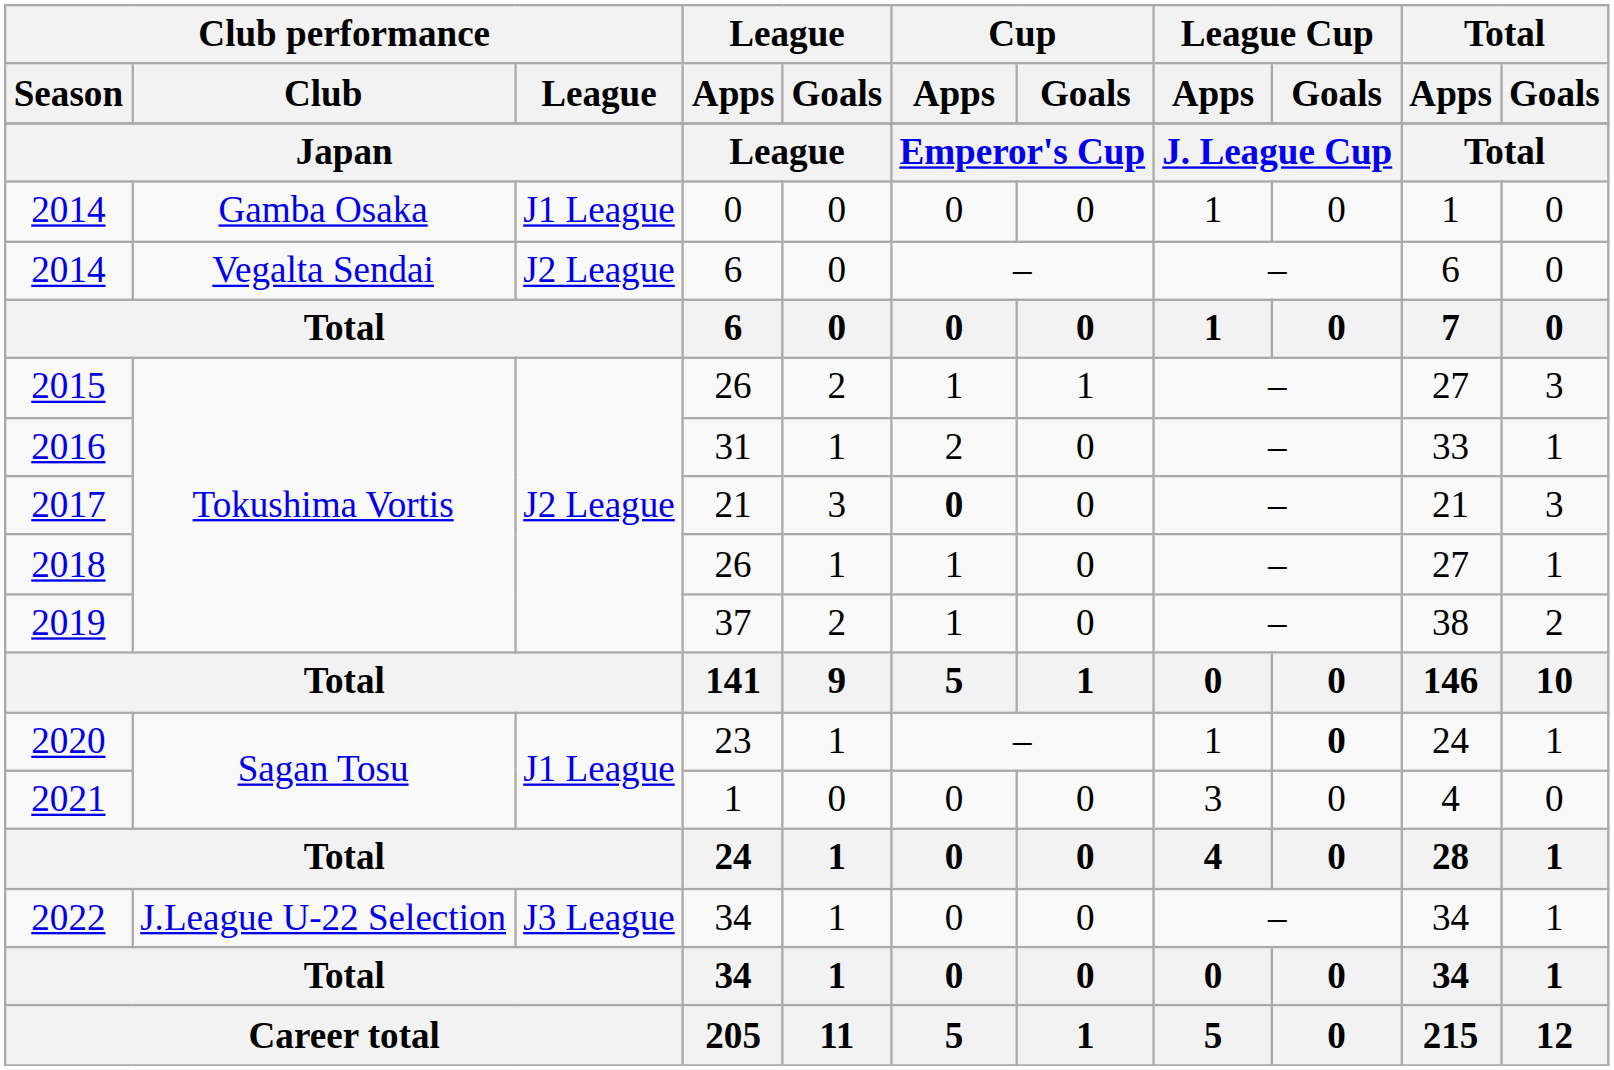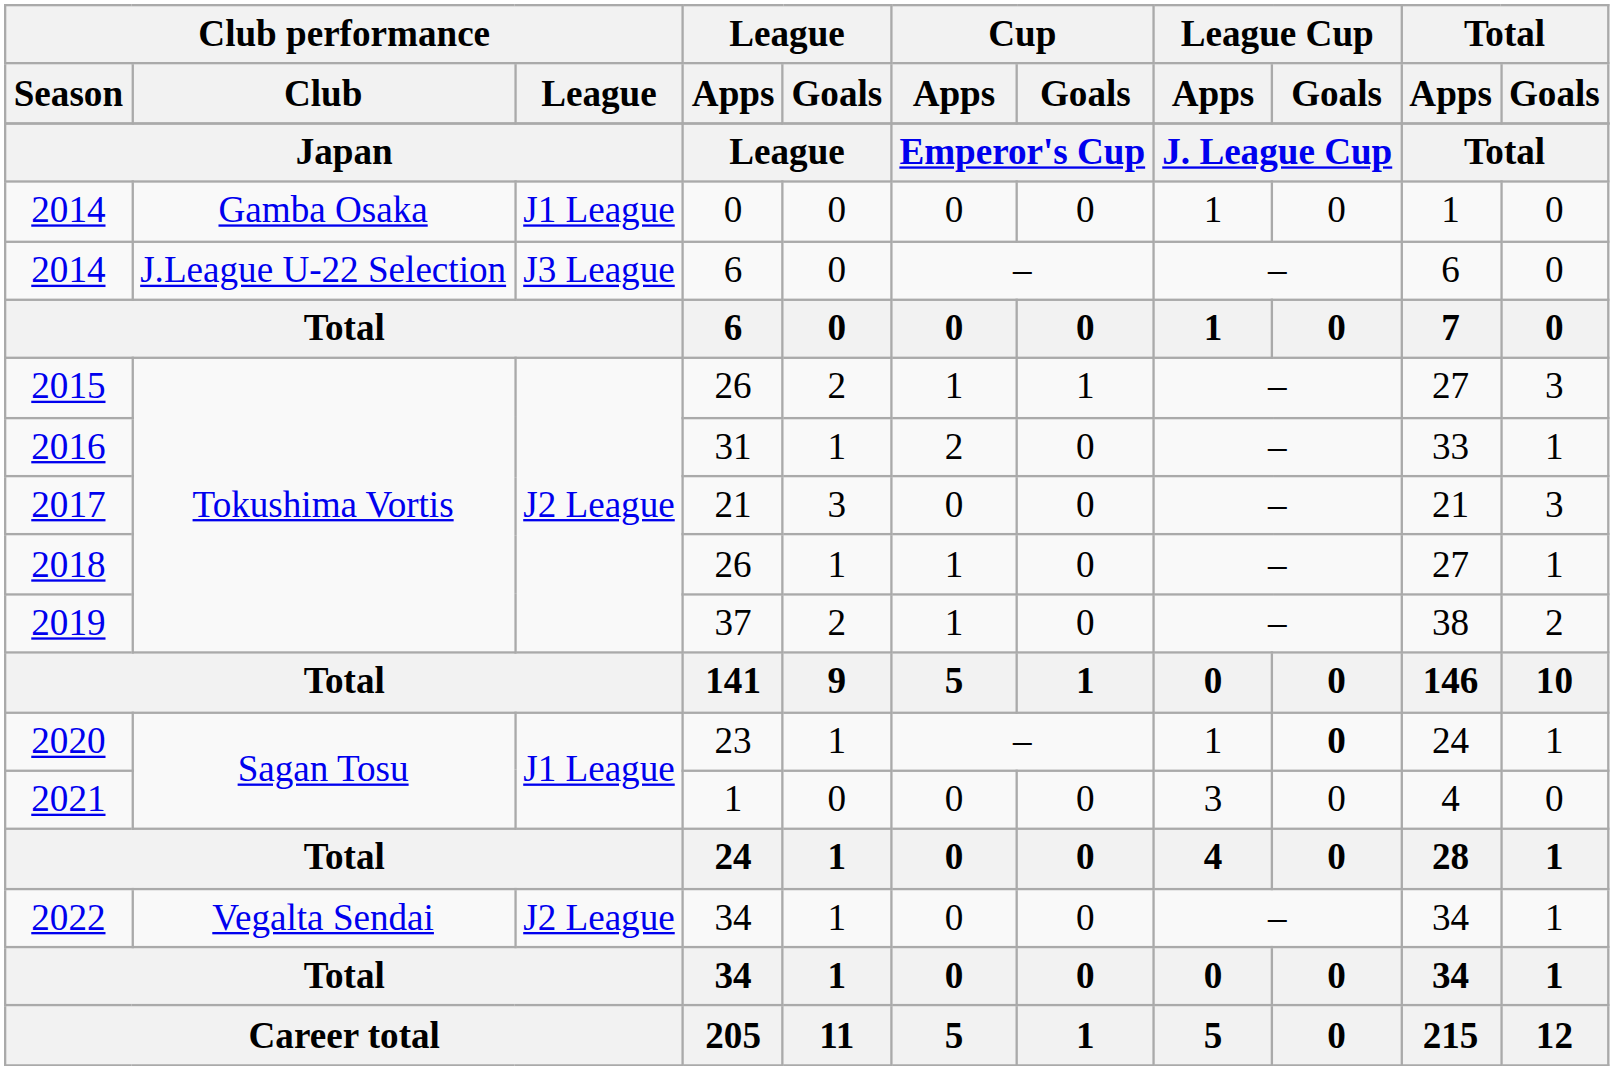(323, 269) Vegalta Sendai -> (323, 269) J.League U-22 Selection
(599, 269) J2 League -> (599, 269) J3 League
(954, 504) bold -> (954, 504) normal
(323, 916) J.League U-22 Selection -> (323, 916) Vegalta Sendai
(599, 916) J3 League -> (599, 916) J2 League
